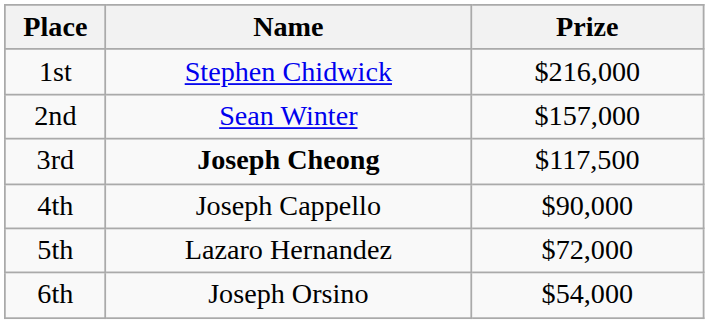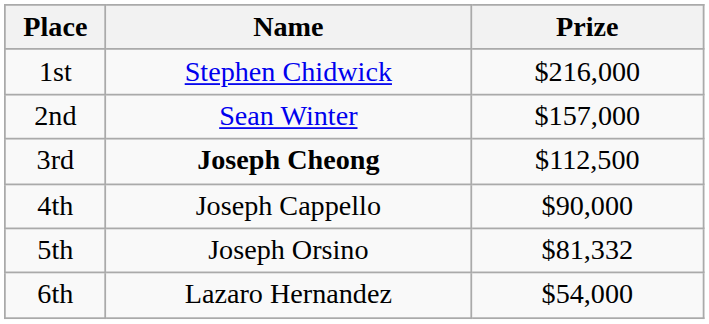(587, 160) $117,500 -> (587, 160) $112,500
(288, 250) Lazaro Hernandez -> (288, 250) Joseph Orsino
(587, 250) $72,000 -> (587, 250) $81,332
(288, 294) Joseph Orsino -> (288, 294) Lazaro Hernandez
